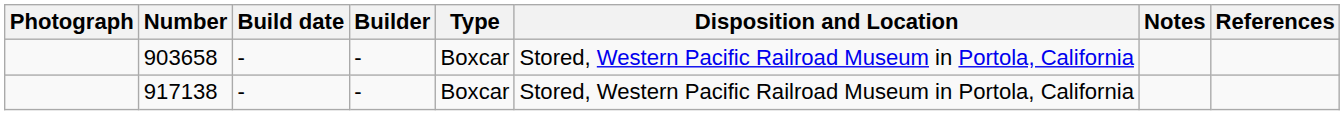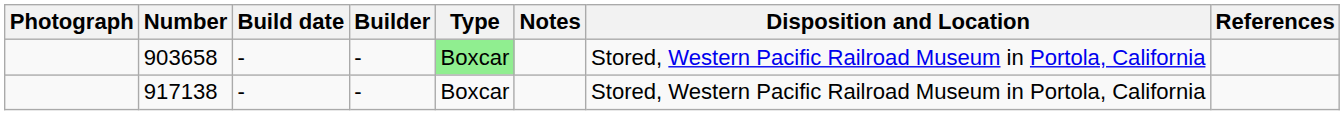columns swapped: (827, 22) <-> (1175, 22)
(475, 57) no background -> (475, 57) lightgreen background
